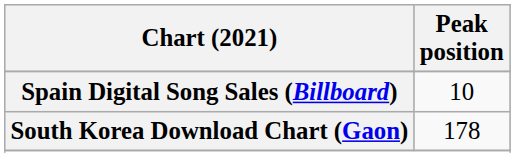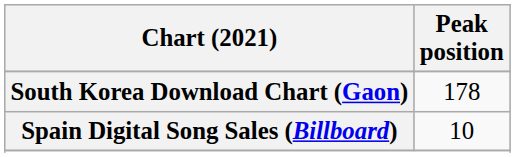rows swapped: (209, 130) <-> (209, 91)
